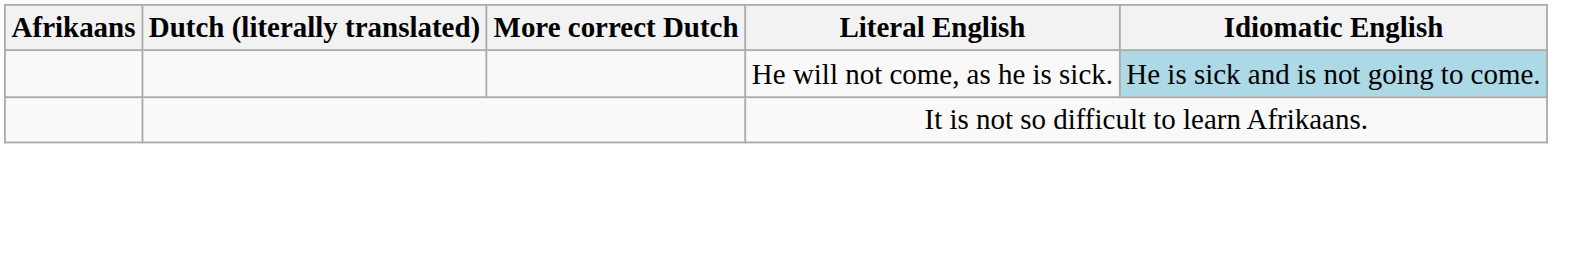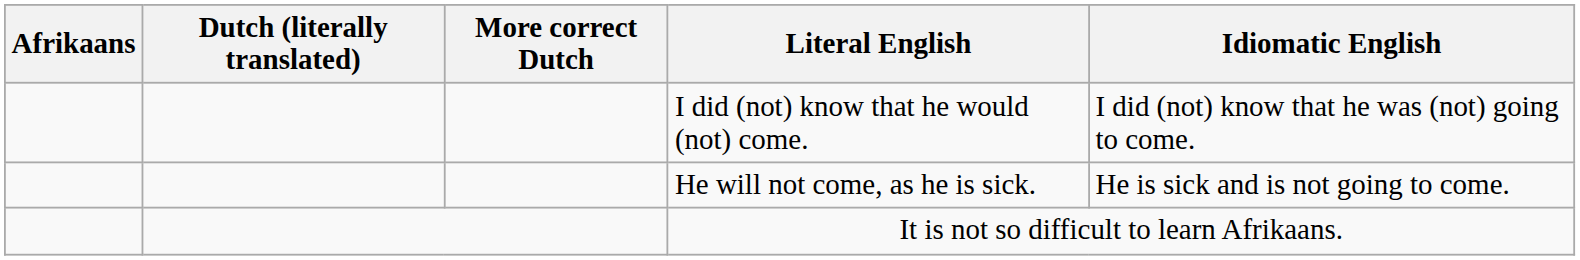+ row: (852, 122)
(1333, 73) lightblue background -> (1303, 184) no background
